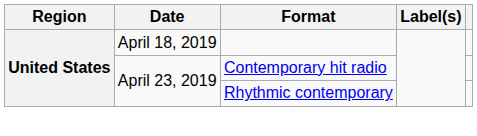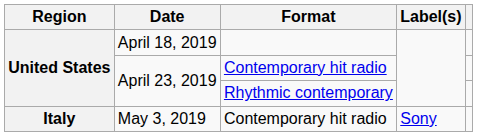+ row: (162, 118)
